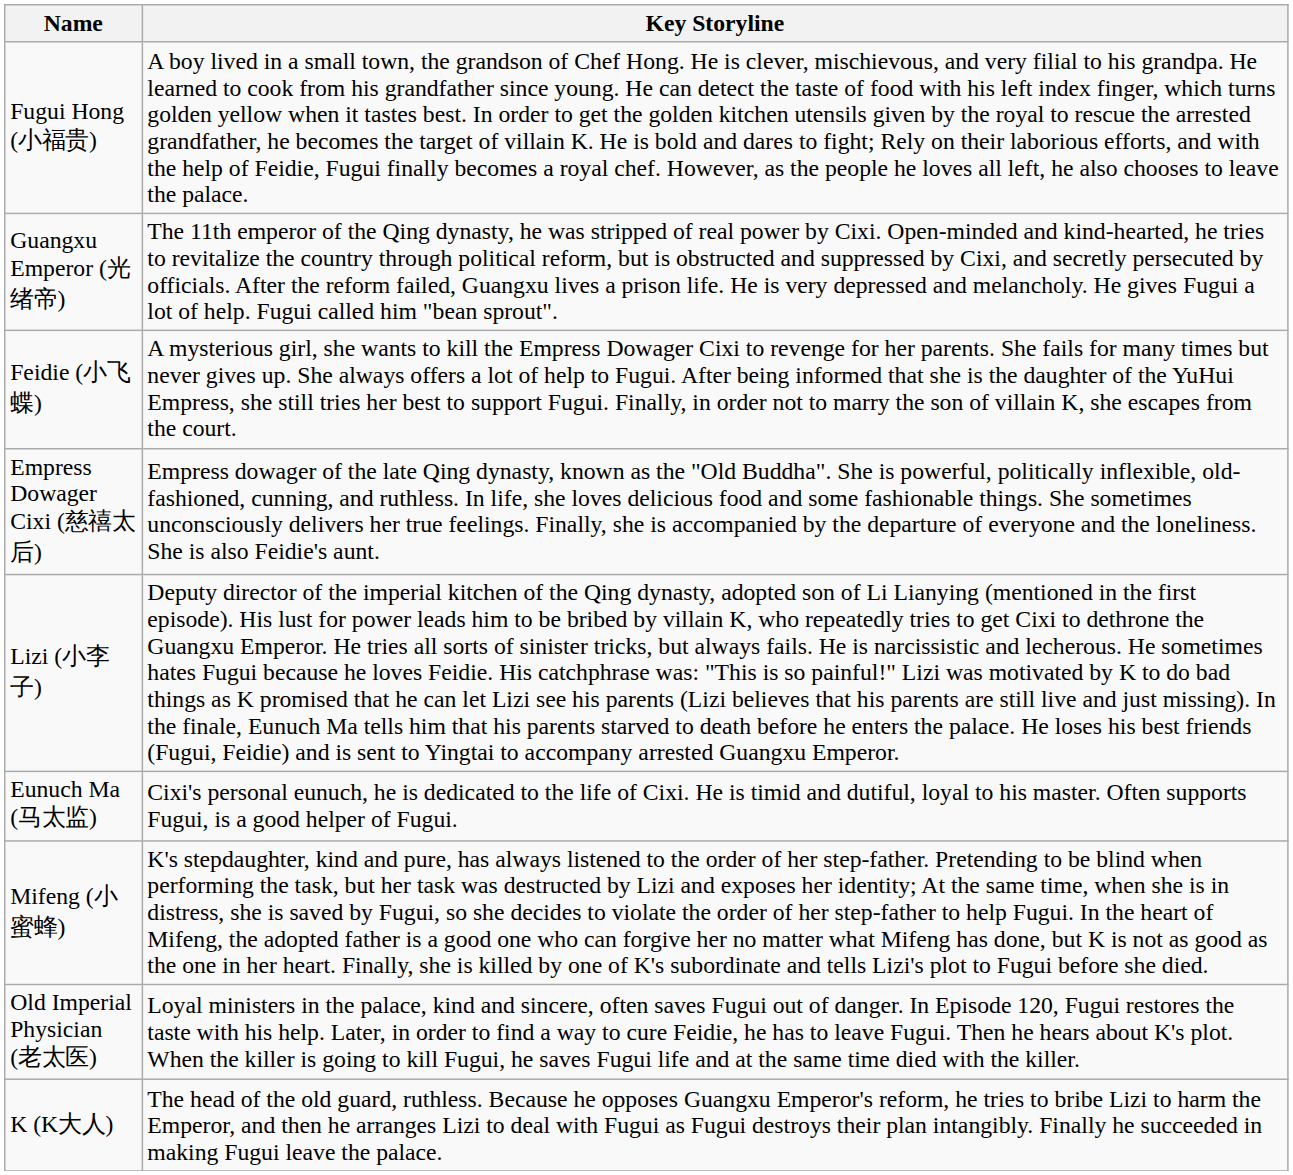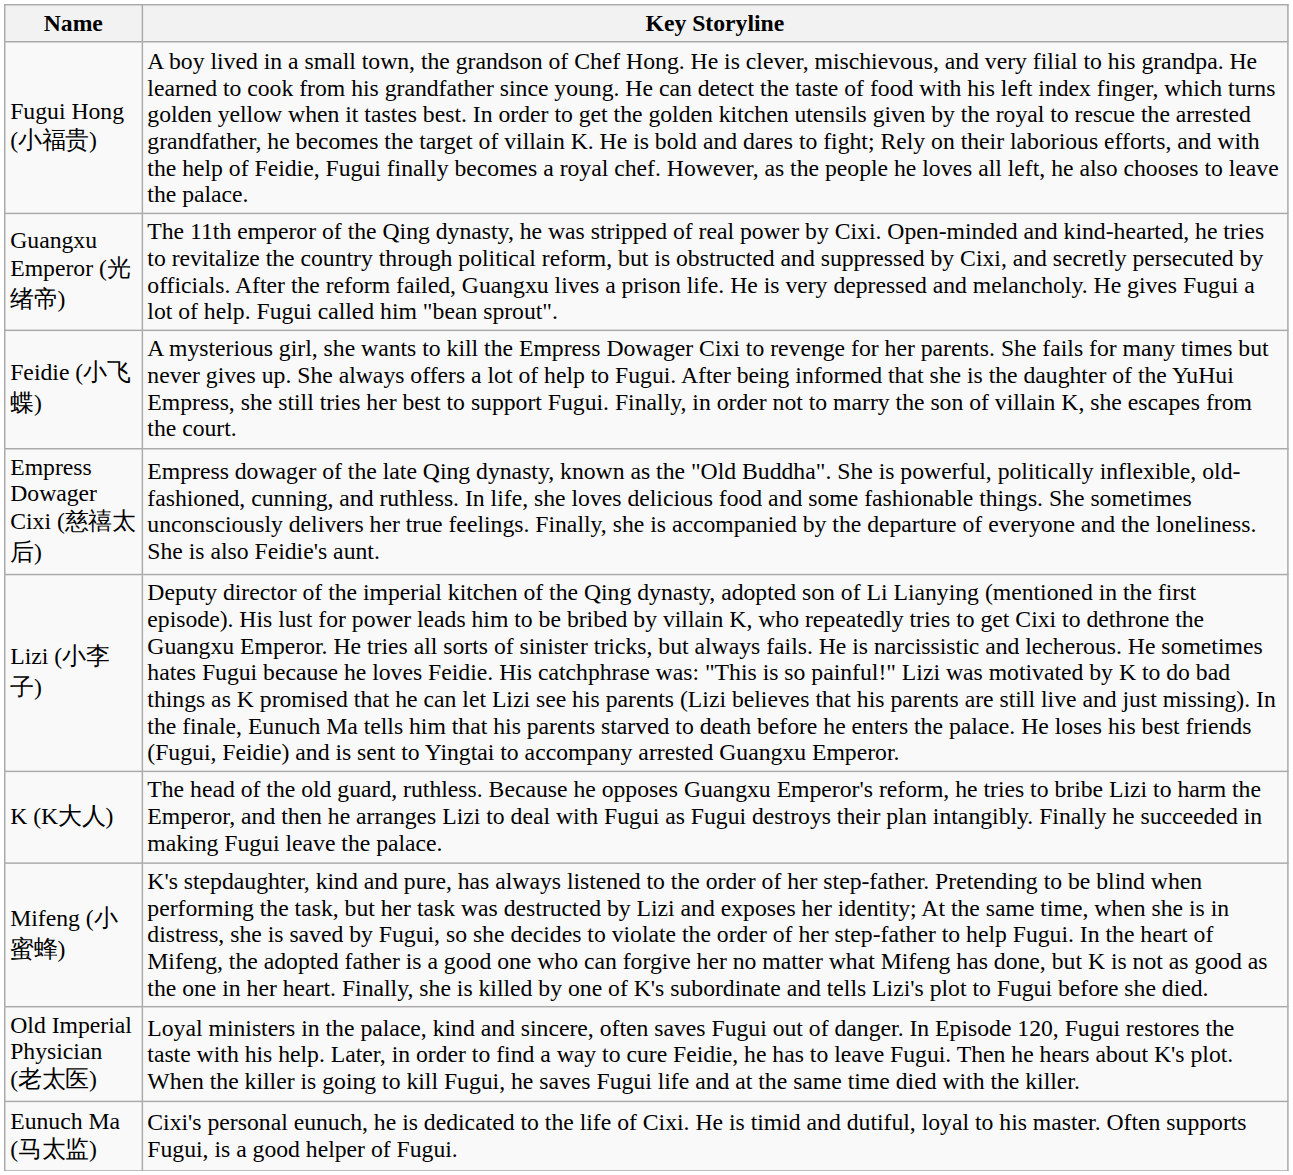rows swapped: (65, 804) <-> (62, 1124)
